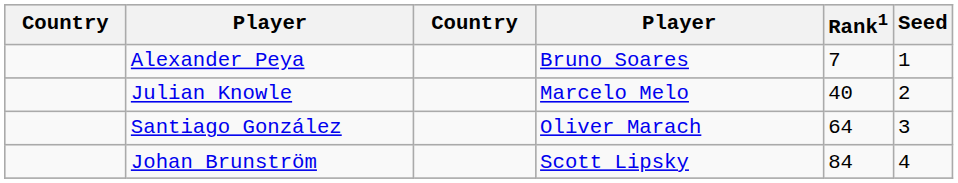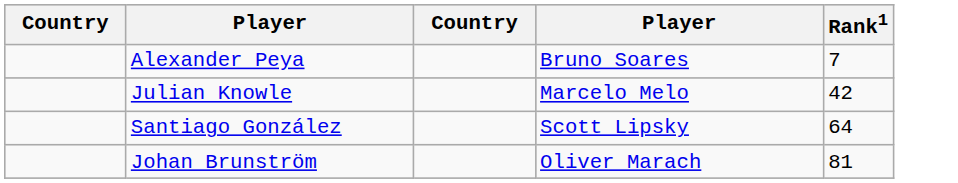- column: (923, 24)
(841, 94) 40 -> (841, 94) 42
(621, 128) Oliver Marach -> (615, 128) Scott Lipsky
(615, 162) Scott Lipsky -> (621, 162) Oliver Marach
(841, 162) 84 -> (841, 162) 81
